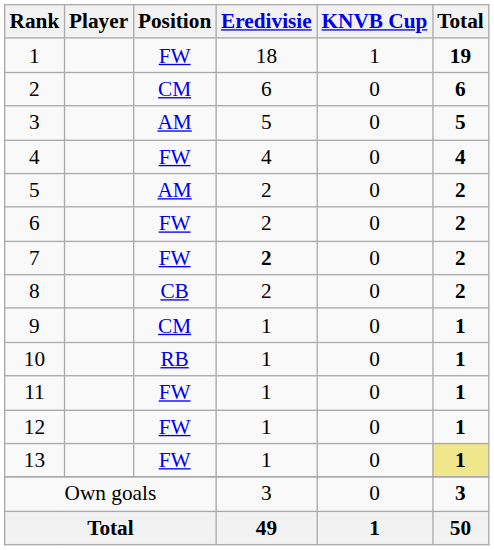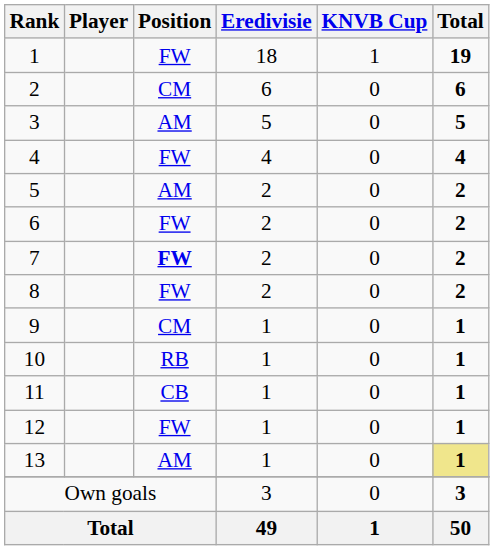(175, 257) normal -> (175, 257) bold
(266, 257) bold -> (266, 257) normal
(175, 291) CB -> (175, 291) FW
(175, 392) FW -> (175, 392) CB
(175, 460) FW -> (175, 460) AM
